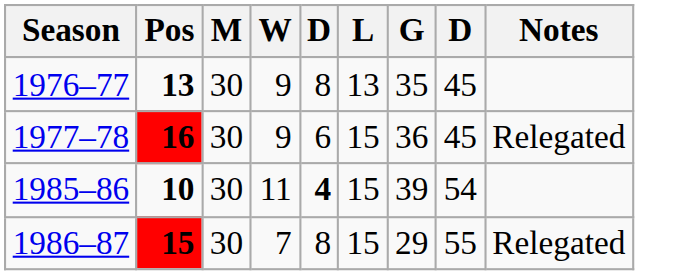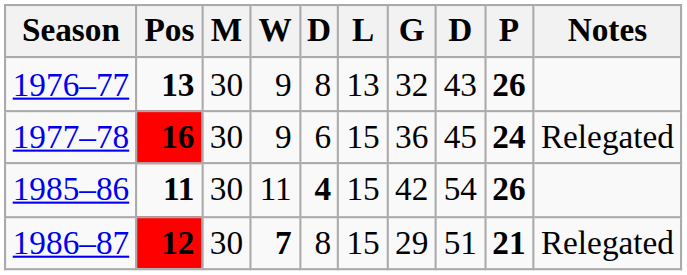+ column: (509, 30)
(412, 83) 35 -> (412, 83) 32
(460, 83) 45 -> (460, 83) 43
(178, 189) 10 -> (179, 189) 11
(412, 189) 39 -> (412, 189) 42
(178, 242) 15 -> (178, 242) 12
(283, 242) normal -> (283, 242) bold
(460, 242) 55 -> (460, 242) 51
